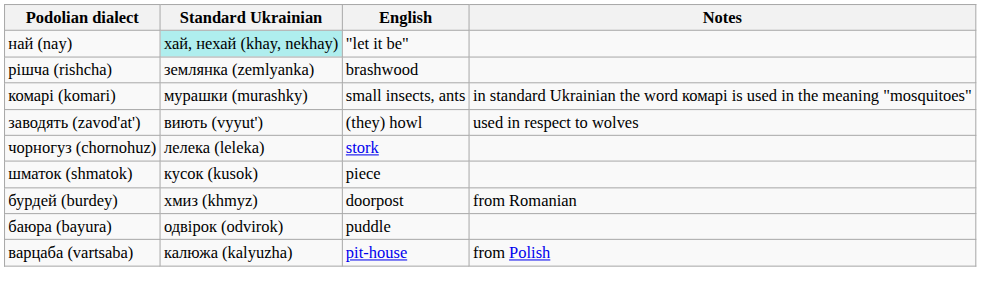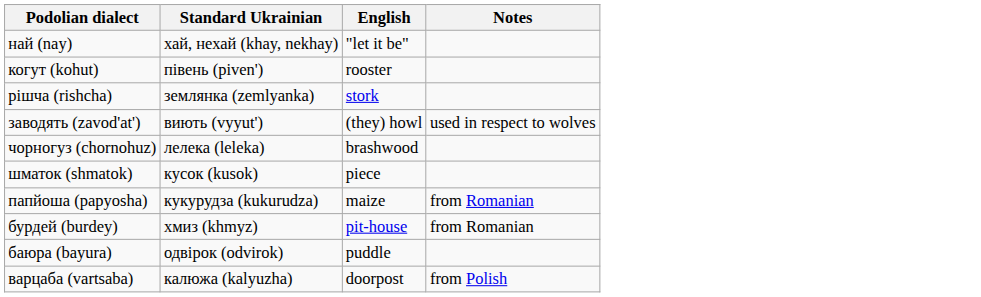(251, 43) paleturquoise background -> (251, 43) no background
+ row: (53, 69)
(382, 69) brashwood -> (362, 95) stork
- row: (62, 95)
(362, 148) stork -> (382, 148) brashwood
+ row: (78, 200)
(375, 200) doorpost -> (377, 226) pit-house
(377, 252) pit-house -> (375, 278) doorpost
